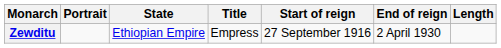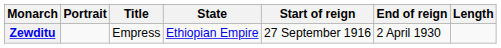columns swapped: (234, 14) <-> (159, 14)
